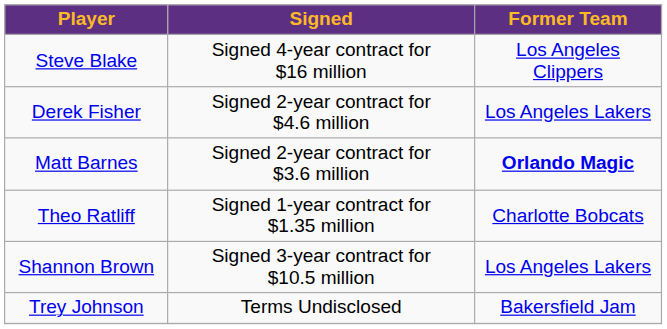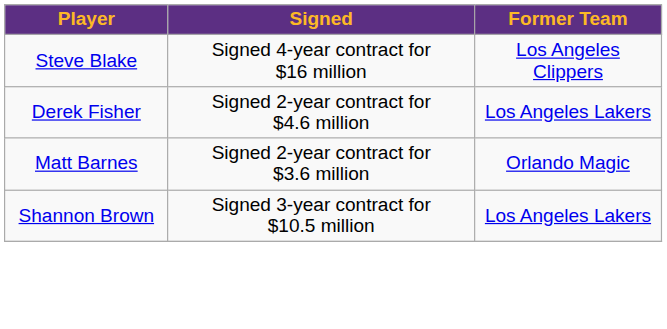(568, 163) bold -> (568, 163) normal
- row: (86, 215)
- row: (86, 307)
